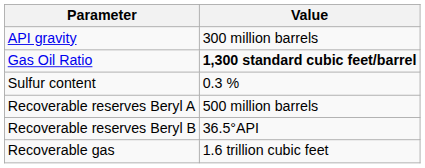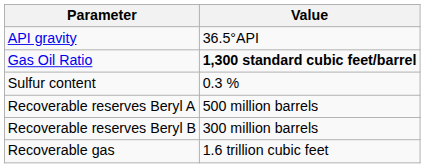(260, 38) 300 million barrels -> (231, 38) 36.5°API
(231, 128) 36.5°API -> (260, 128) 300 million barrels
